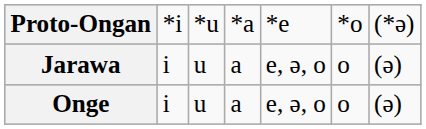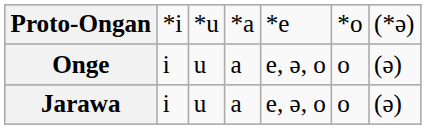rows swapped: (81, 64) <-> (81, 104)
